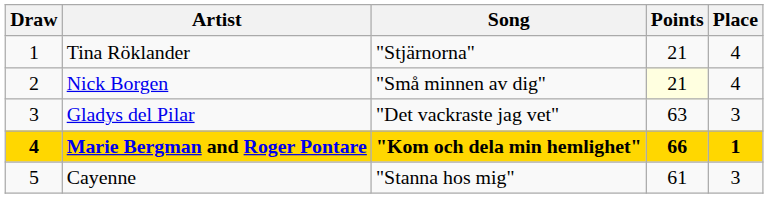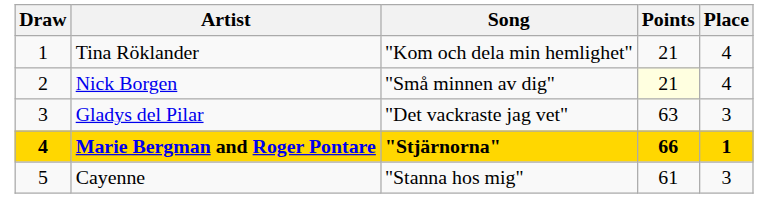(425, 51) "Stjärnorna" -> (509, 51) "Kom och dela min hemlighet"
(509, 146) "Kom och dela min hemlighet" -> (443, 146) "Stjärnorna"
